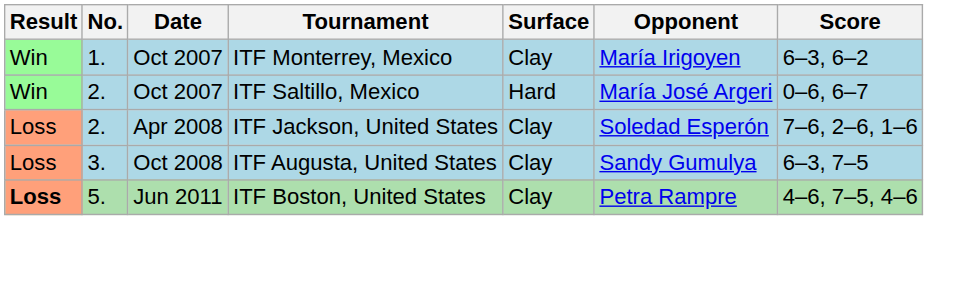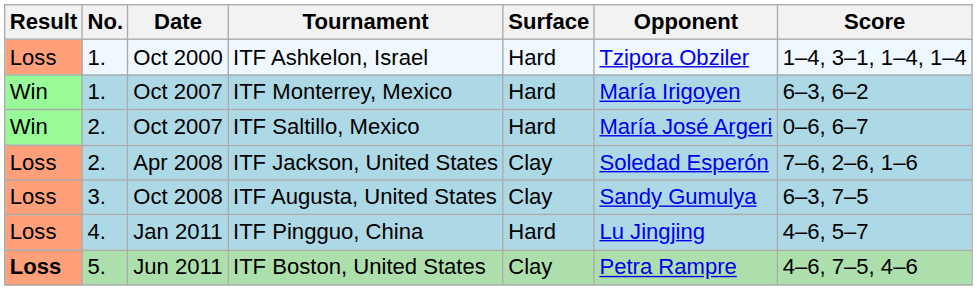+ row: (331, 57)
(530, 57) Clay -> (532, 92) Hard
+ row: (328, 232)
